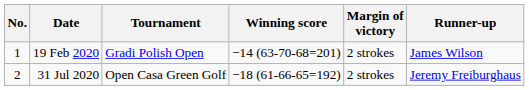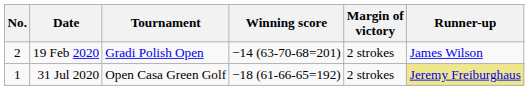(17, 53) 1 -> (17, 53) 2
(17, 74) 2 -> (17, 74) 1
(465, 74) no background -> (465, 74) khaki background
